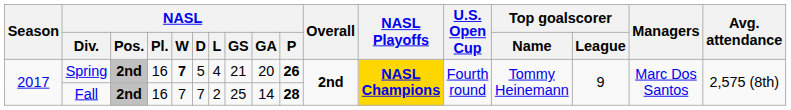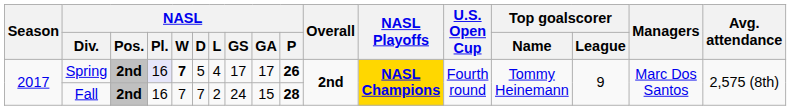(160, 71) no background -> (160, 71) lavender background
(238, 71) 21 -> (238, 71) 17
(266, 71) 20 -> (266, 71) 17
(238, 93) 25 -> (238, 93) 24
(266, 93) 14 -> (266, 93) 15
